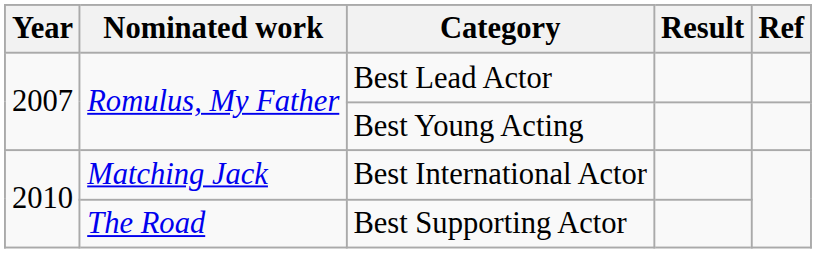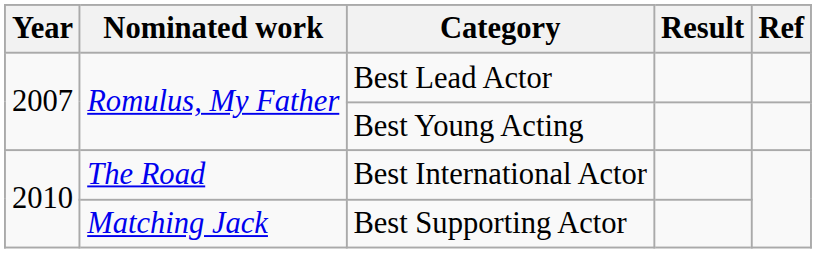(178, 174) Matching Jack -> (146, 174) The Road
(146, 222) The Road -> (178, 222) Matching Jack
